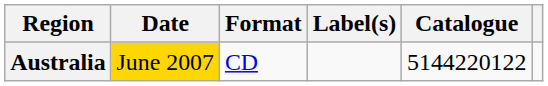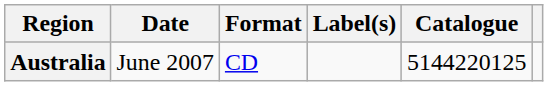(165, 61) gold background -> (165, 61) no background
(467, 61) 5144220122 -> (467, 61) 5144220125
